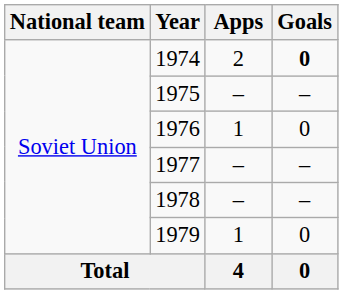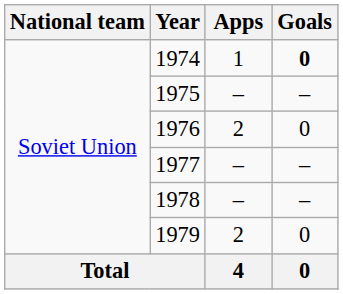(238, 57) 2 -> (238, 57) 1
(238, 128) 1 -> (238, 128) 2
(238, 235) 1 -> (238, 235) 2
